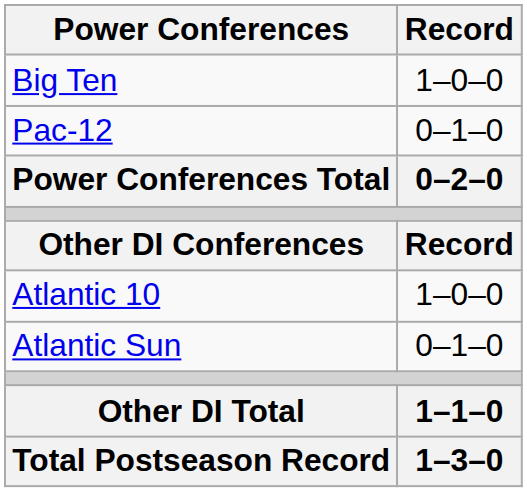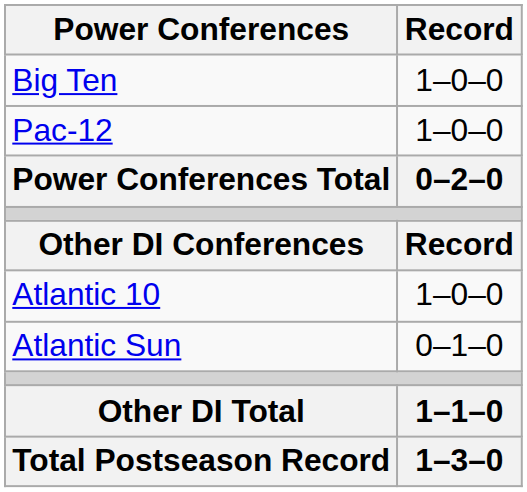(459, 130) 0–1–0 -> (459, 130) 1–0–0
